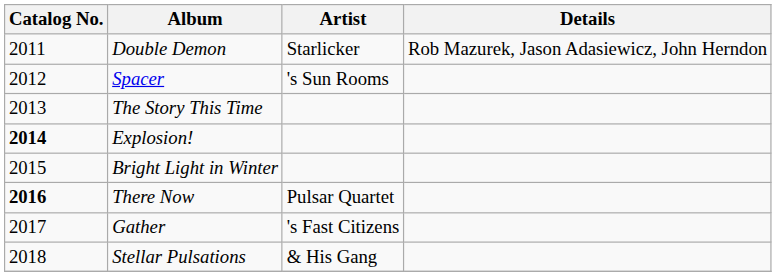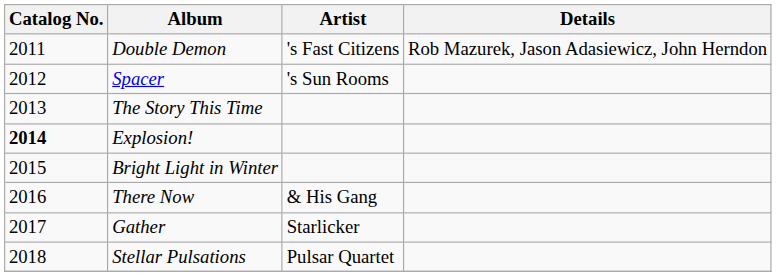(323, 49) Starlicker -> (343, 49) 's Fast Citizens
(28, 197) bold -> (28, 197) normal
(341, 197) Pulsar Quartet -> (332, 197) & His Gang
(343, 227) 's Fast Citizens -> (323, 227) Starlicker
(332, 256) & His Gang -> (341, 256) Pulsar Quartet
